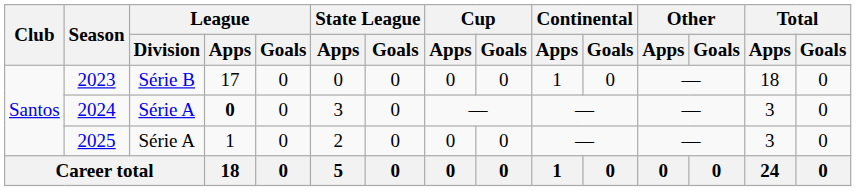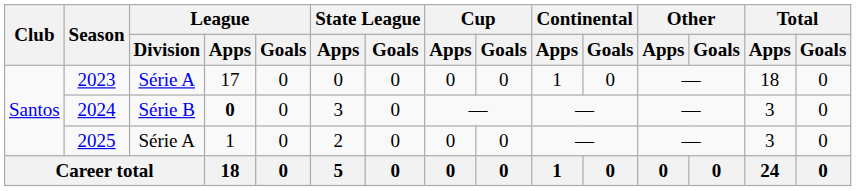(167, 79) Série B -> (167, 79) Série A
(167, 110) Série A -> (167, 110) Série B
